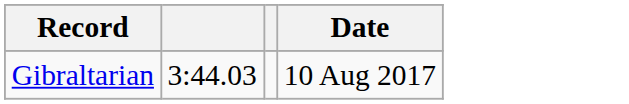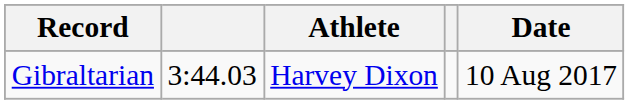+ column: (354, 27)
